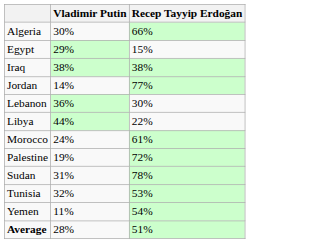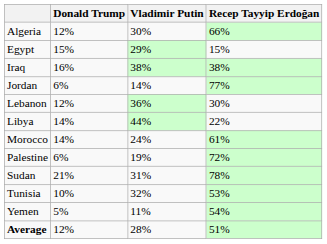+ column: (89, 13)
